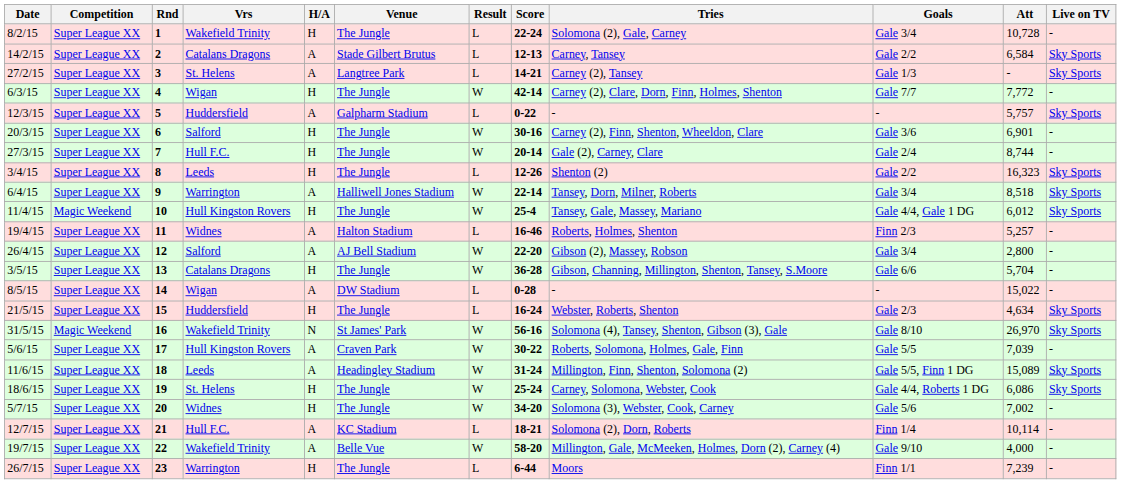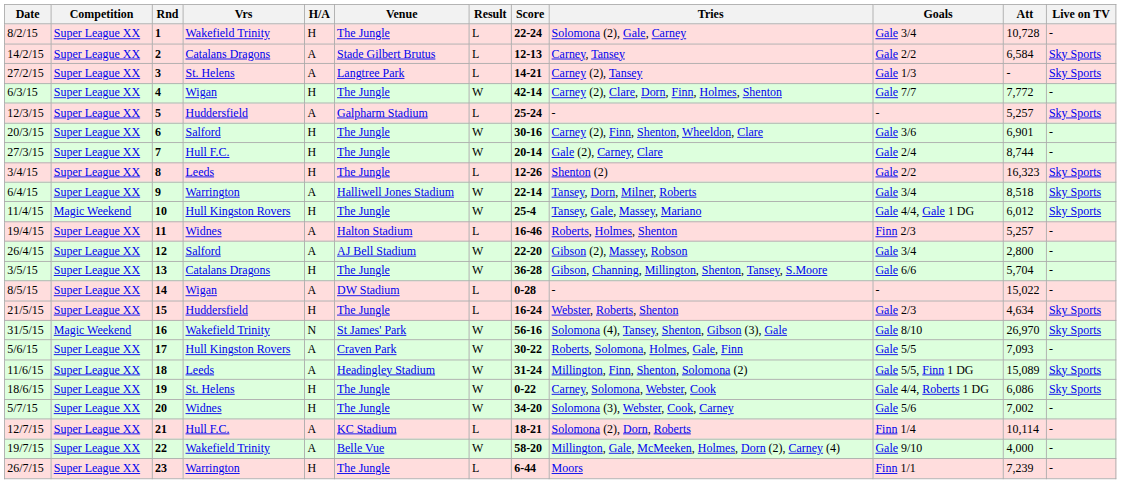(525, 112) 0-22 -> (528, 112) 25-24
(1020, 112) 5,757 -> (1020, 112) 5,257
(1020, 349) 7,039 -> (1020, 349) 7,093
(528, 389) 25-24 -> (525, 389) 0-22
